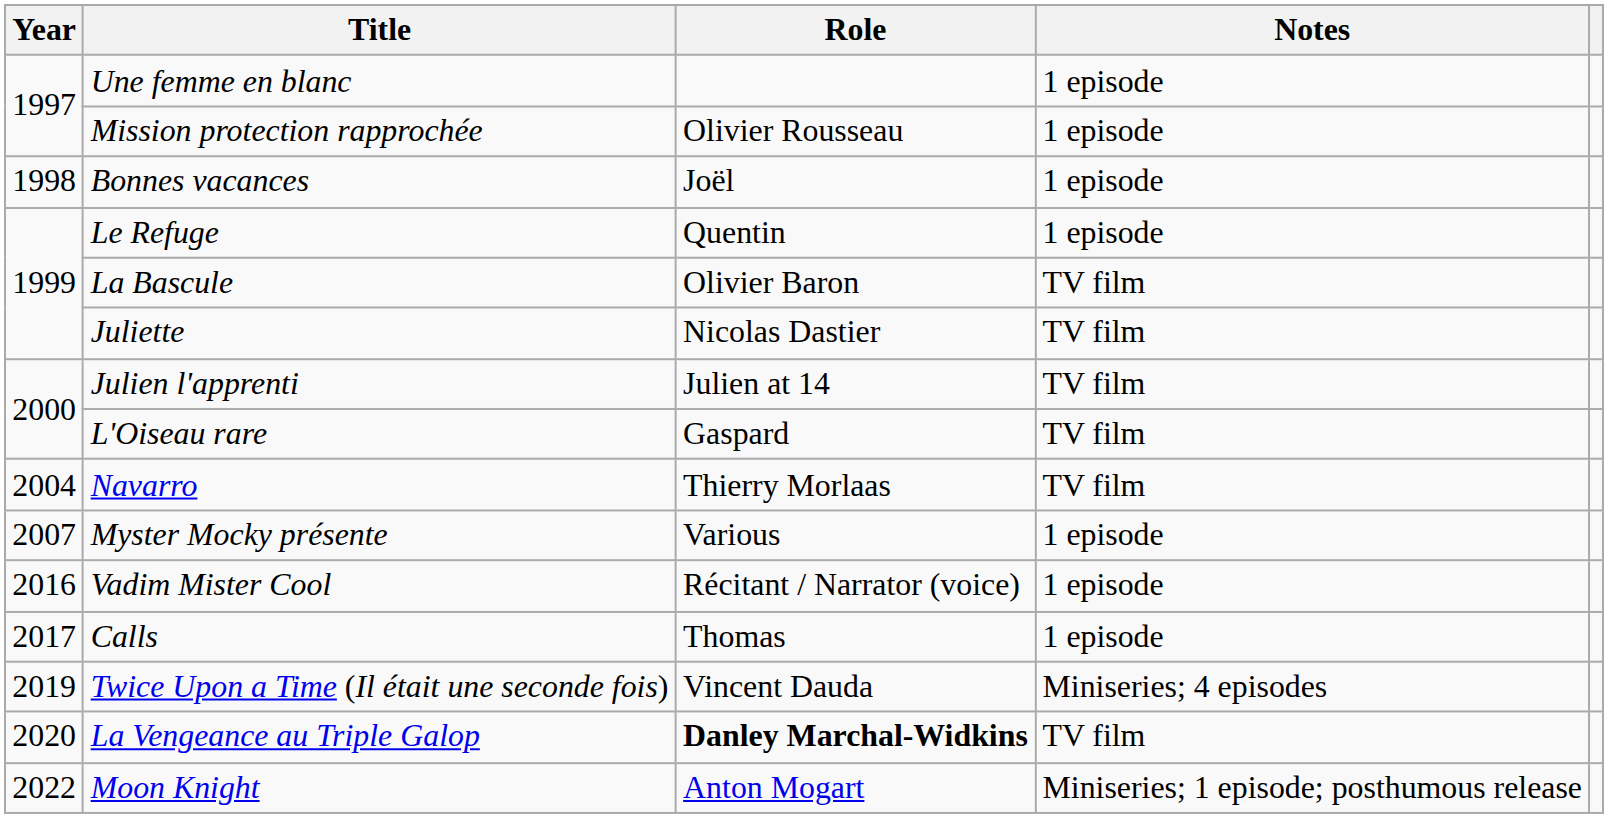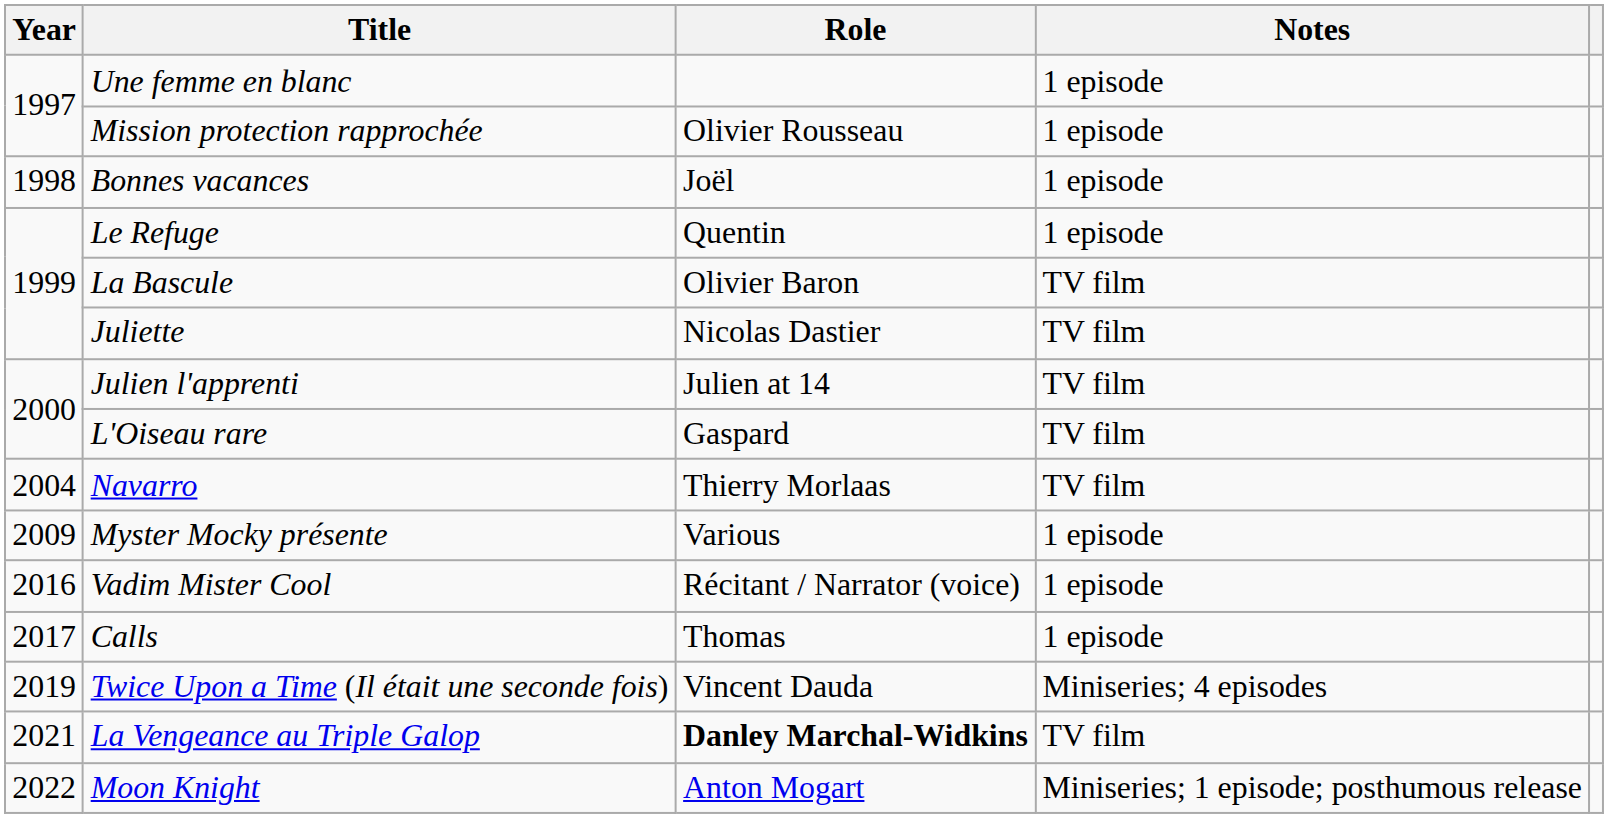(44, 534) 2007 -> (44, 534) 2009
(44, 736) 2020 -> (44, 736) 2021
